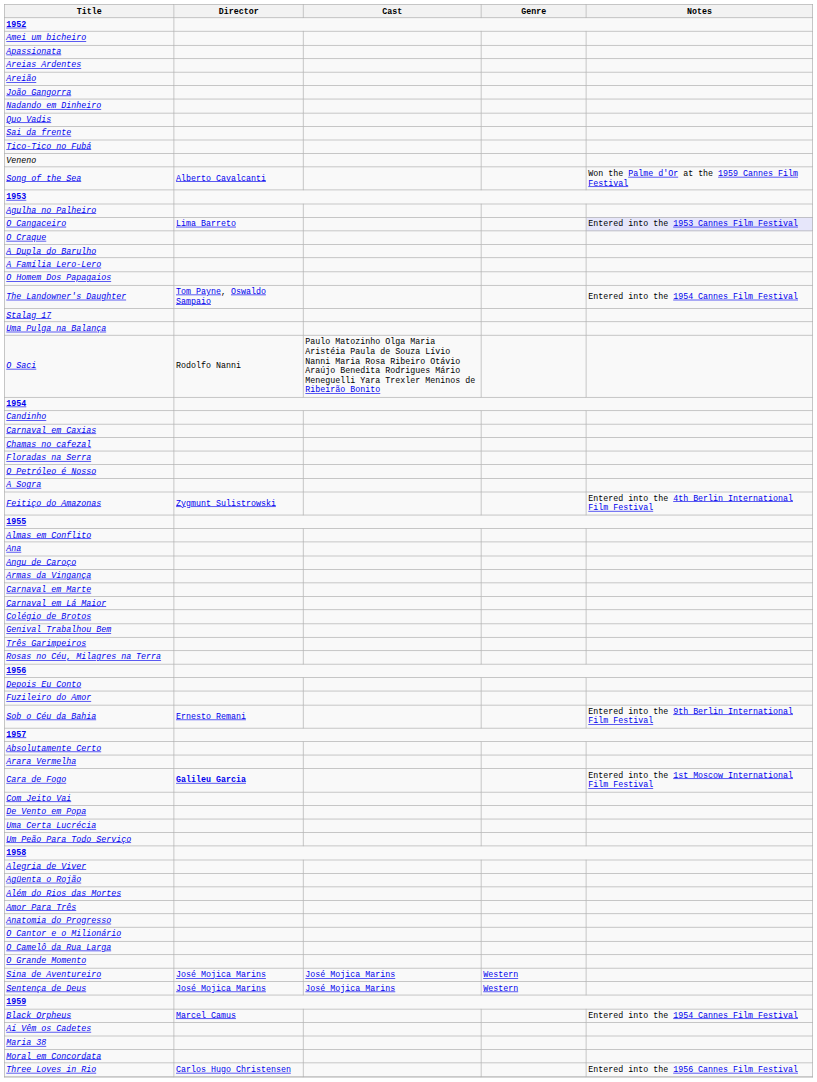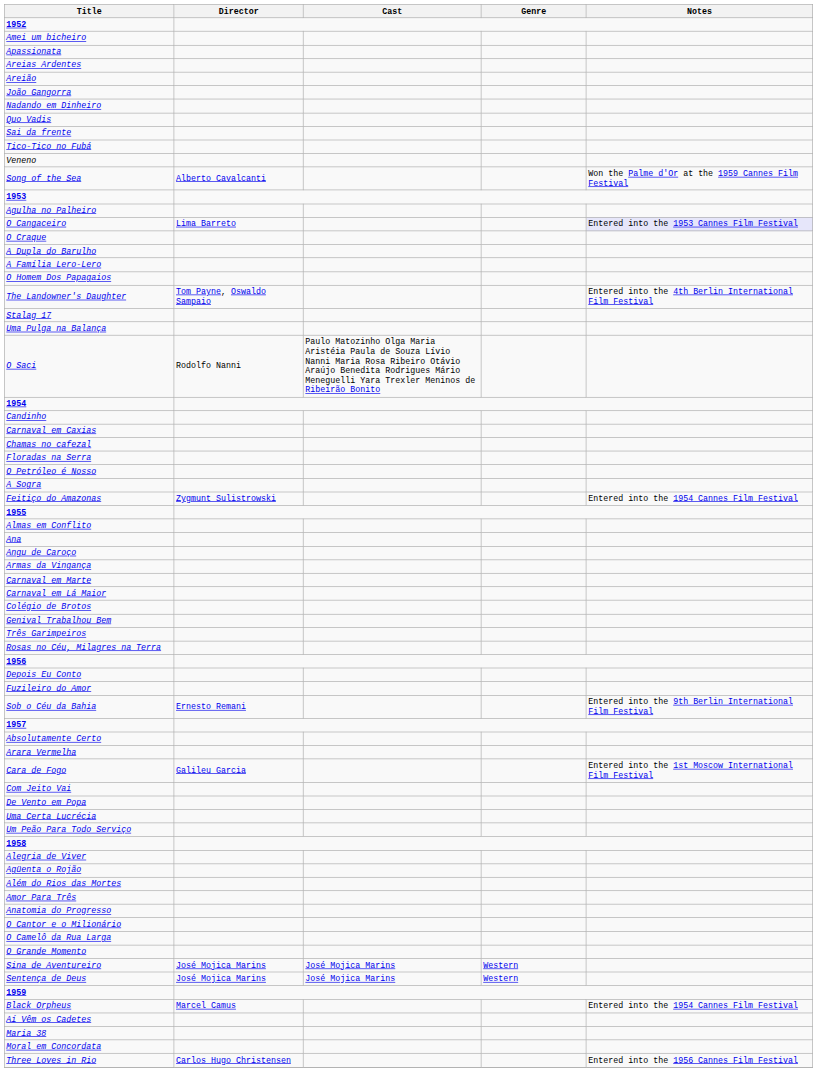(693, 297) Entered into the 1954 Cannes Film Festival -> (691, 297) Entered into the 4th Berlin International Film Festival
(691, 503) Entered into the 4th Berlin International Film Festival -> (693, 499) Entered into the 1954 Cannes Film Festival
(211, 780) bold -> (211, 771) normal
